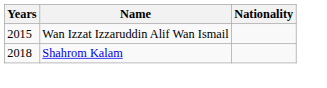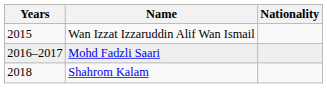+ row: (114, 53)
